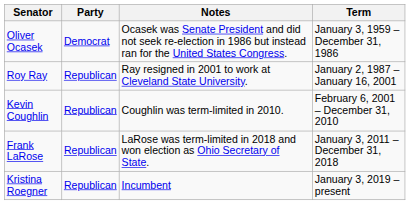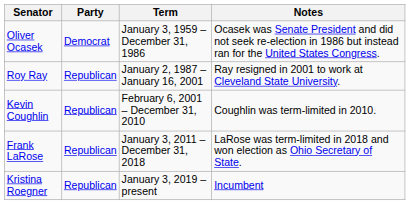columns swapped: (359, 12) <-> (216, 12)
